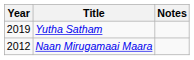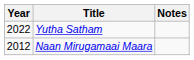(19, 30) 2019 -> (19, 30) 2022
